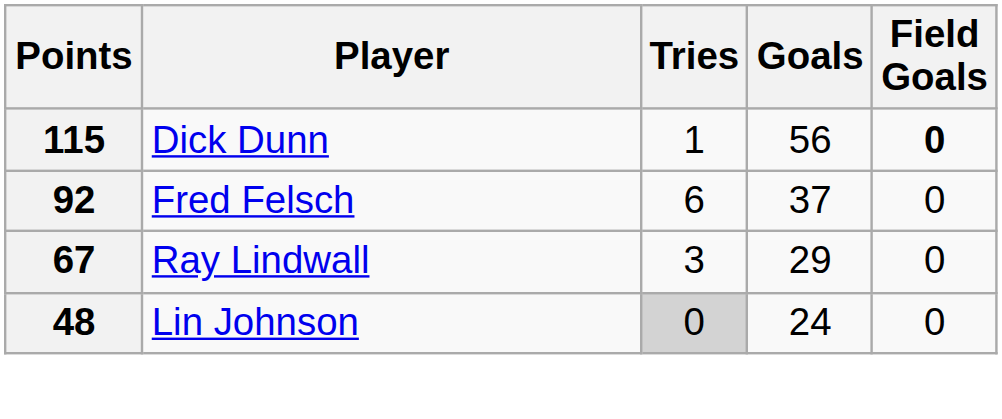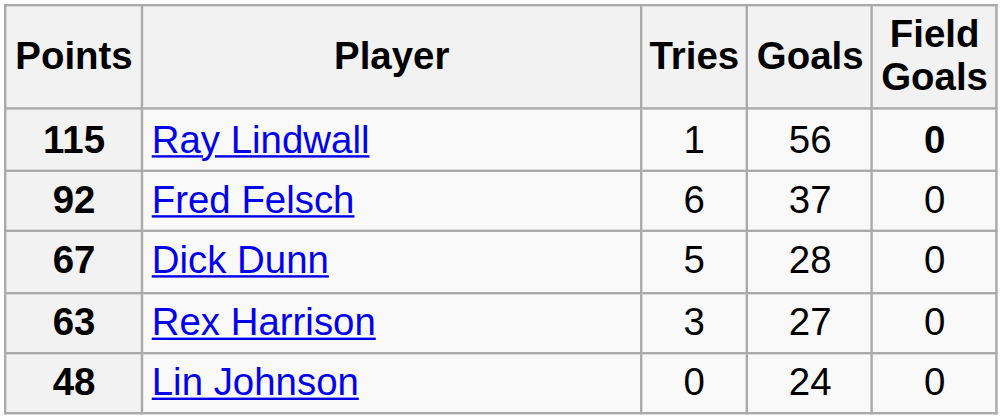(240, 139) Dick Dunn -> (261, 139) Ray Lindwall
(261, 260) Ray Lindwall -> (240, 260) Dick Dunn
(694, 260) 3 -> (694, 260) 5
(810, 260) 29 -> (810, 260) 28
+ row: (74, 321)
(694, 321) lightgrey background -> (694, 382) no background
